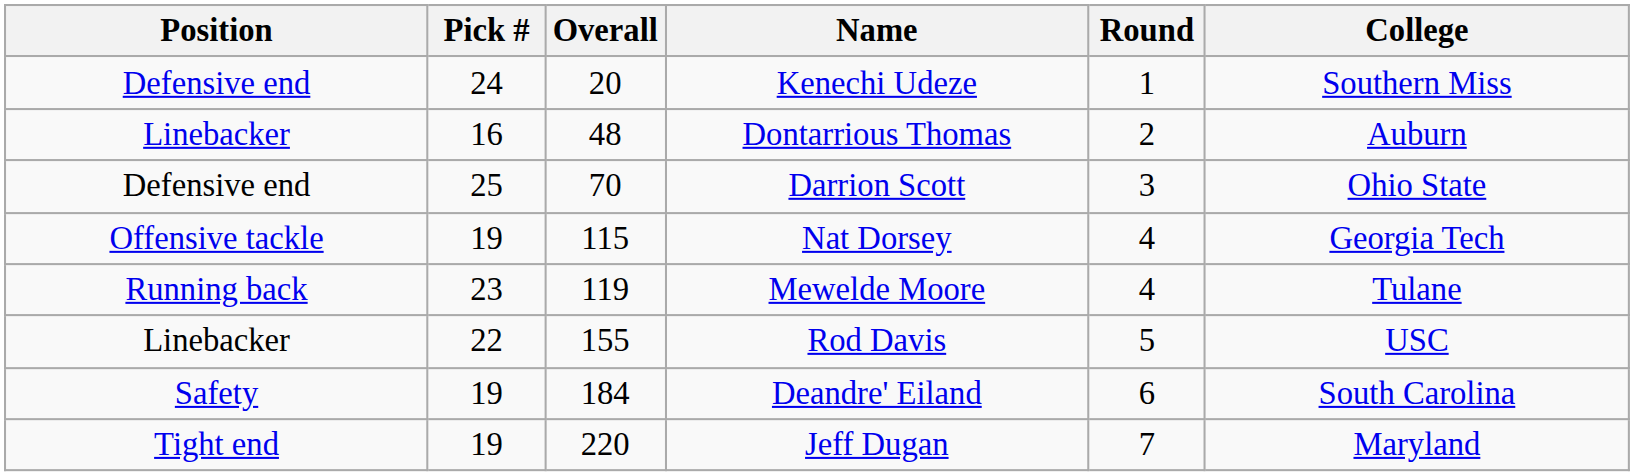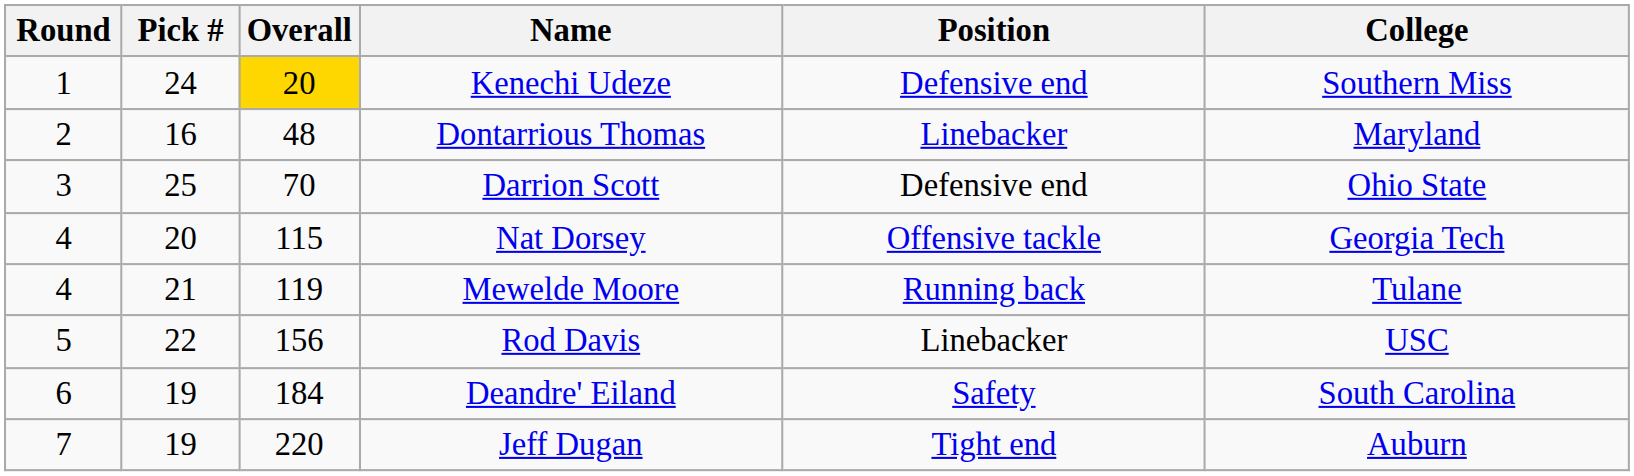columns swapped: (1147, 30) <-> (217, 30)
(605, 82) no background -> (299, 82) gold background
(1417, 133) Auburn -> (1417, 133) Maryland
(487, 237) 19 -> (181, 237) 20
(487, 289) 23 -> (181, 289) 21
(605, 340) 155 -> (299, 340) 156
(1417, 444) Maryland -> (1417, 444) Auburn
